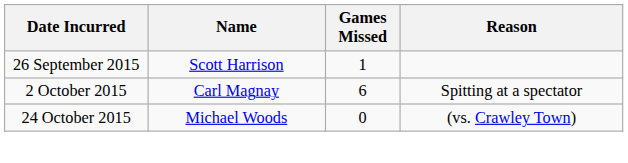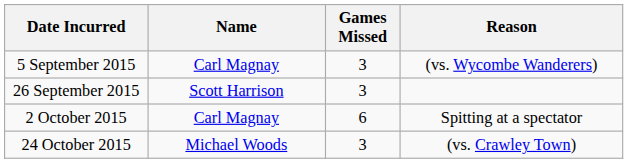+ row: (76, 64)
(363, 64) 1 -> (363, 91) 3
(363, 118) 0 -> (363, 144) 3
